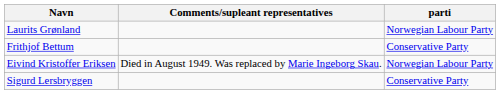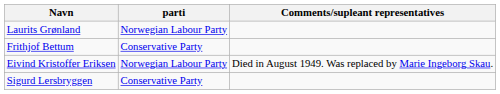columns swapped: (440, 13) <-> (251, 13)
